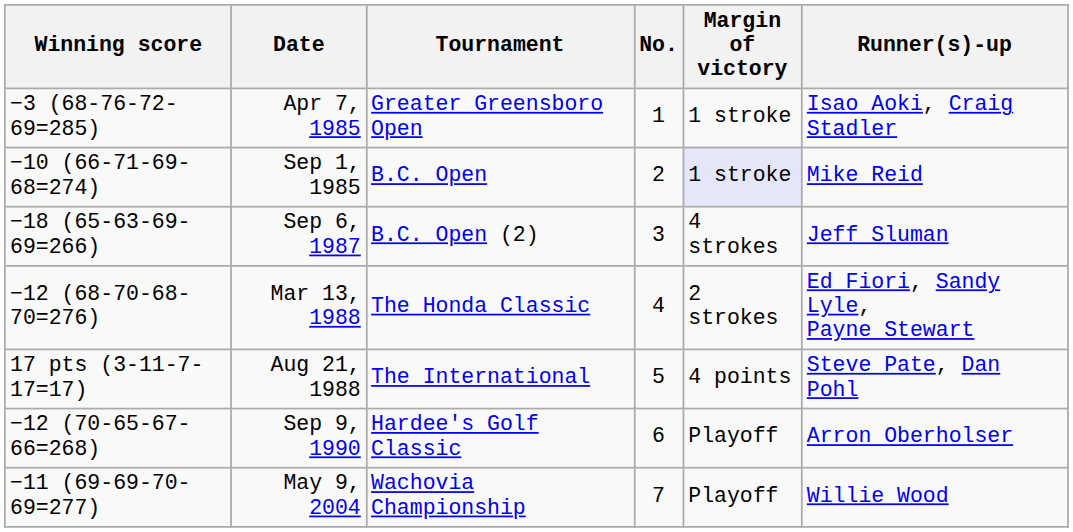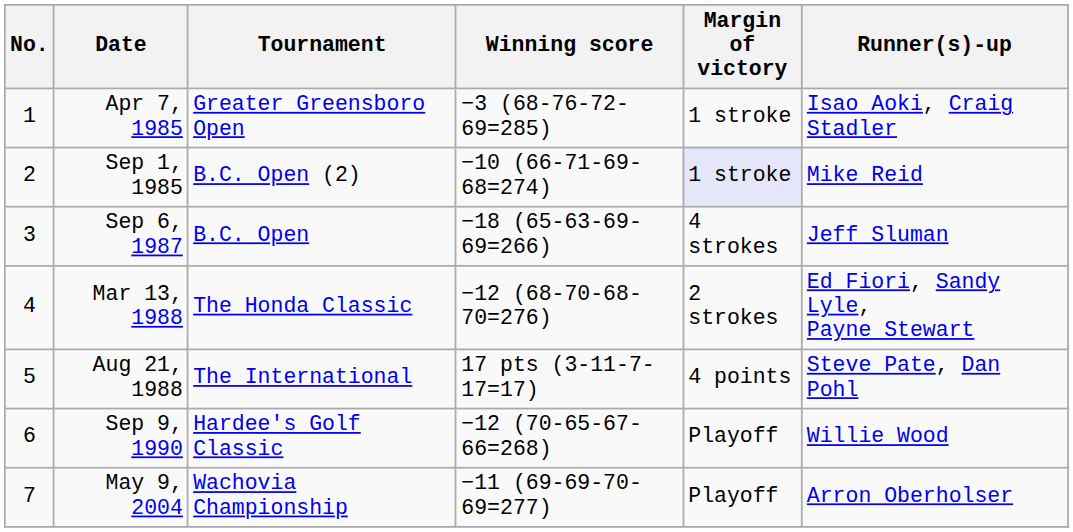columns swapped: (659, 47) <-> (118, 47)
(429, 177) B.C. Open -> (277, 177) B.C. Open (2)
(455, 236) B.C. Open (2) -> (251, 236) B.C. Open
(910, 438) Arron Oberholser -> (878, 438) Willie Wood
(878, 497) Willie Wood -> (910, 497) Arron Oberholser
